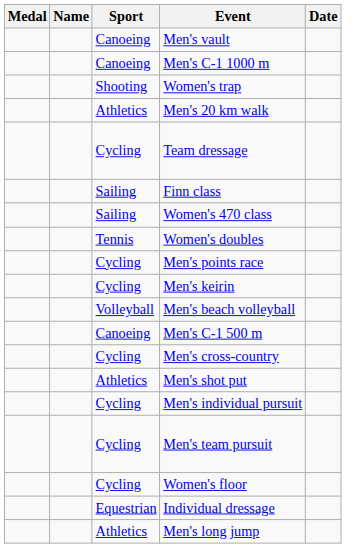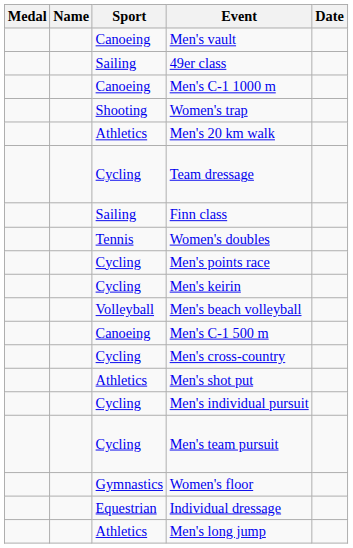+ row: (198, 63)
- row: (218, 215)
(118, 484) Cycling -> (129, 484) Gymnastics
